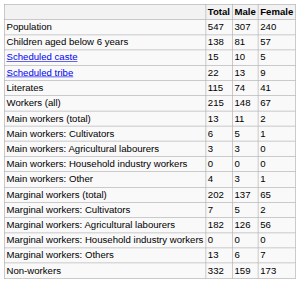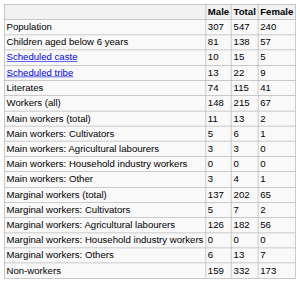columns swapped: (219, 12) <-> (245, 12)
